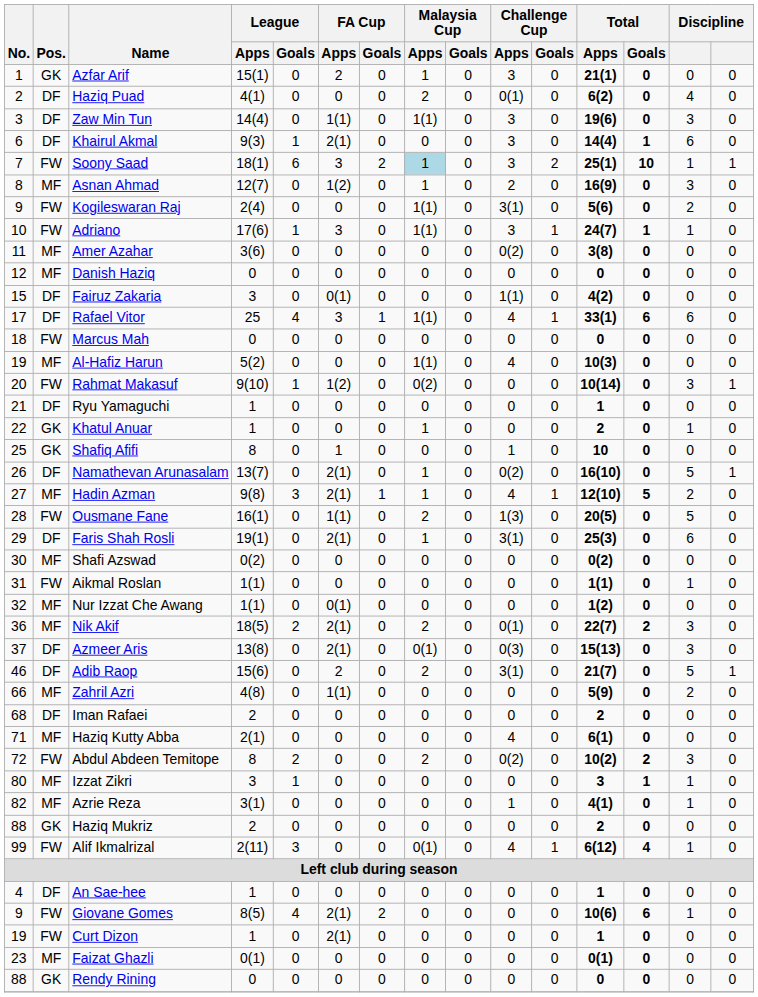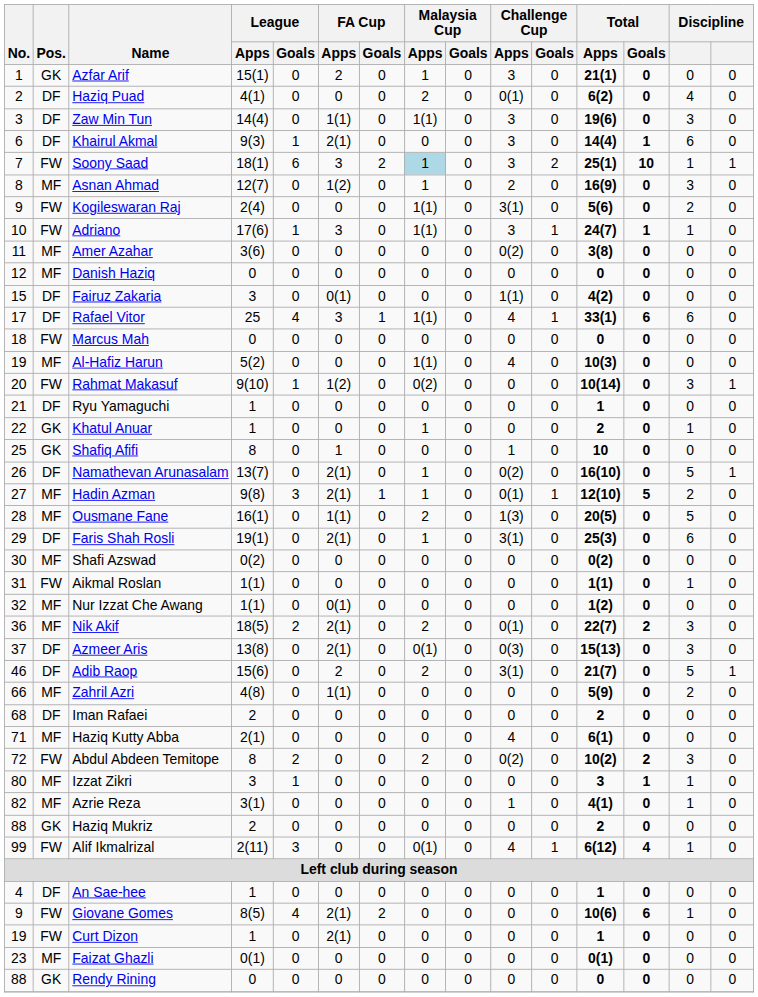(511, 494) 4 -> (511, 494) 0(1)
(51, 516) FW -> (51, 516) MF
